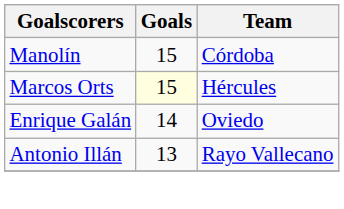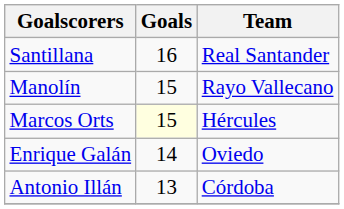+ row: (51, 54)
(238, 54) Córdoba -> (268, 87) Rayo Vallecano
(268, 154) Rayo Vallecano -> (238, 187) Córdoba
